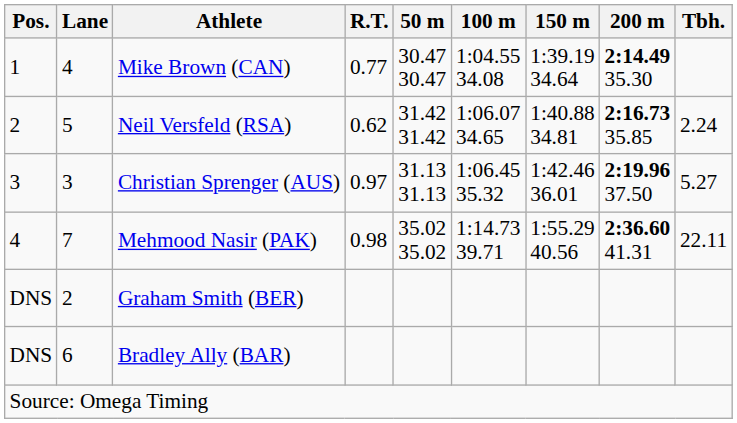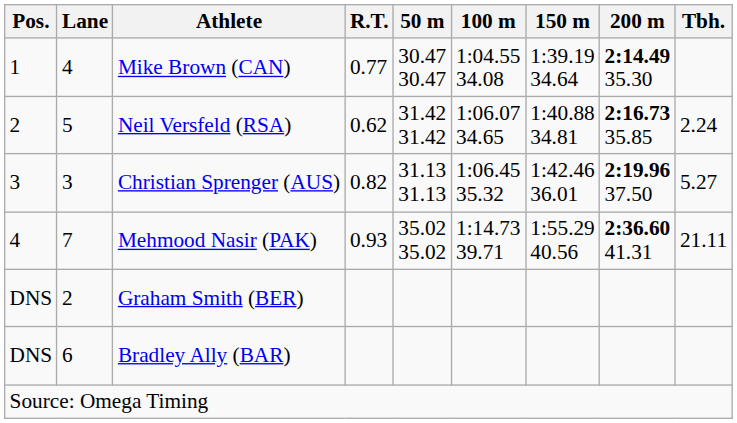(369, 182) 0.97 -> (369, 182) 0.82
(369, 240) 0.98 -> (369, 240) 0.93
(704, 240) 22.11 -> (704, 240) 21.11
